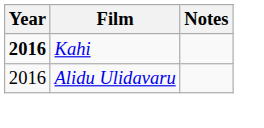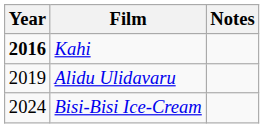(27, 78) 2016 -> (27, 78) 2019
+ row: (128, 107)
